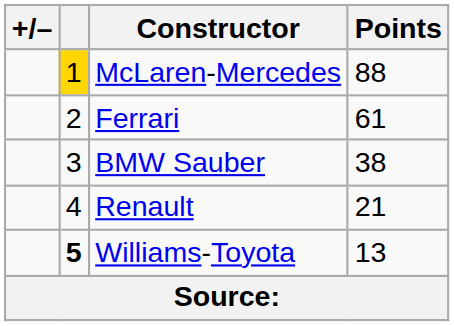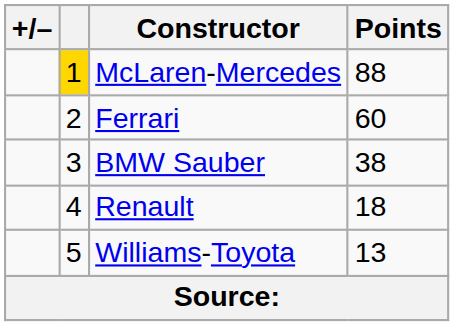(371, 117) 61 -> (371, 117) 60
(371, 207) 21 -> (371, 207) 18
(74, 252) bold -> (74, 252) normal
